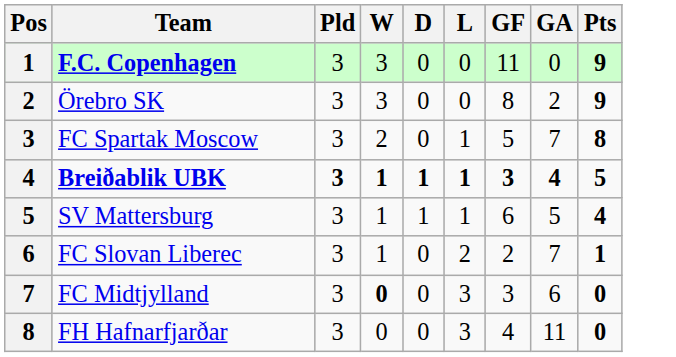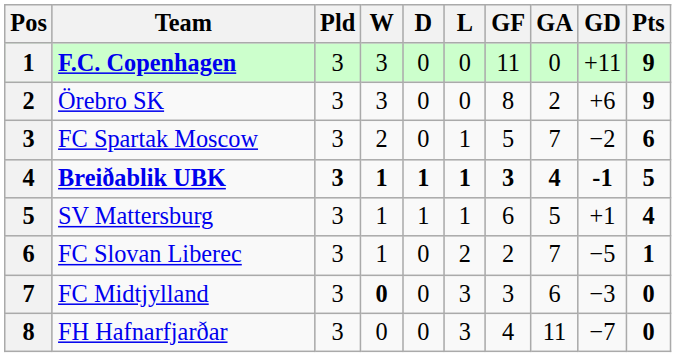+ column: (602, 23)
(600, 139) 8 -> (648, 139) 6
